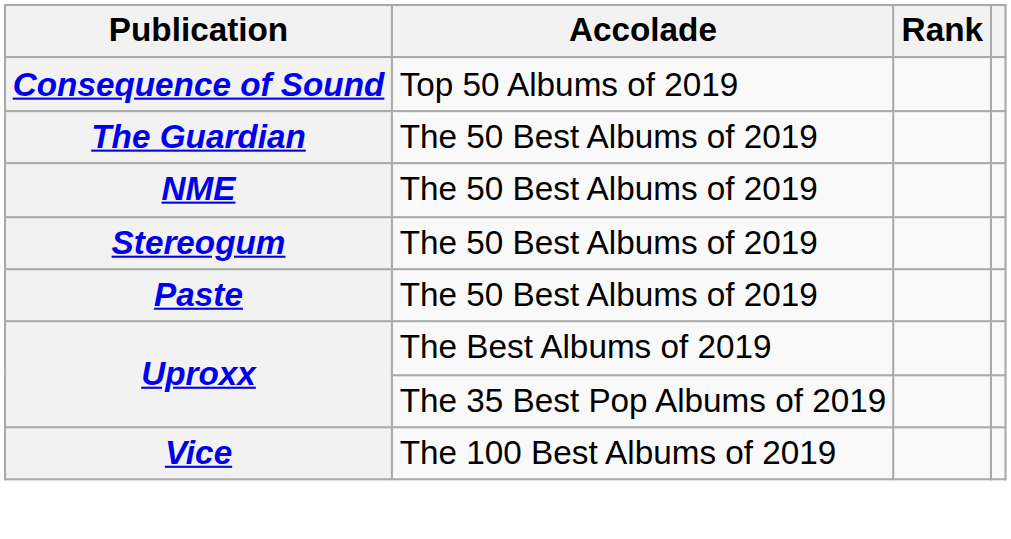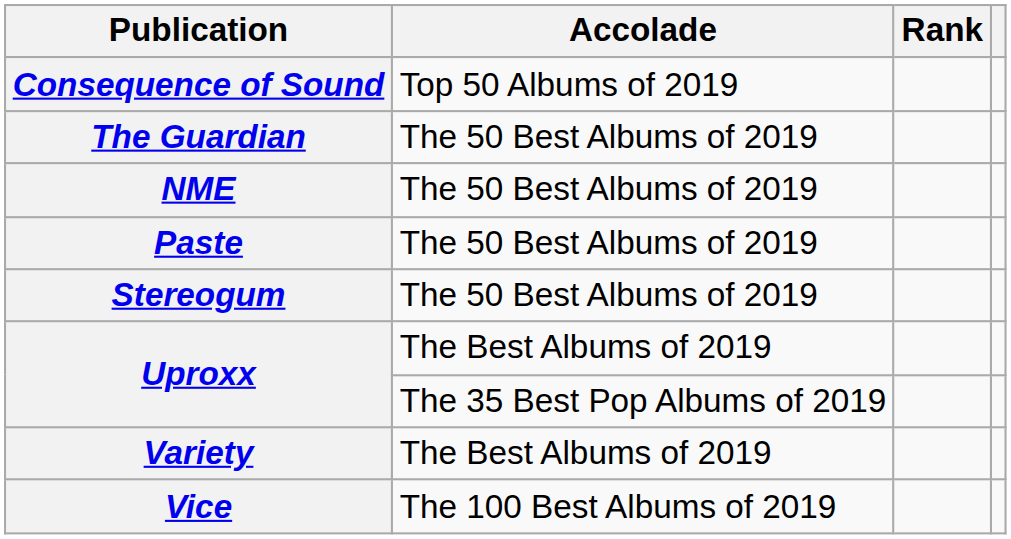rows swapped: (199, 294) <-> (199, 242)
+ row: (199, 453)
